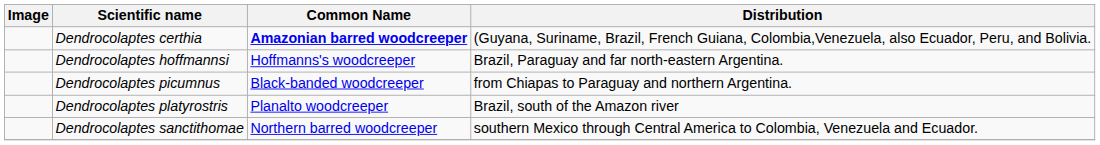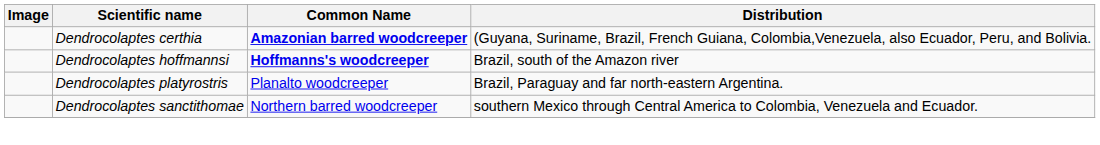(333, 60) normal -> (340, 60) bold
(629, 60) Brazil, Paraguay and far north-eastern Argentina. -> (576, 60) Brazil, south of the Amazon river
- row: (138, 83)
(576, 106) Brazil, south of the Amazon river -> (629, 83) Brazil, Paraguay and far north-eastern Argentina.
